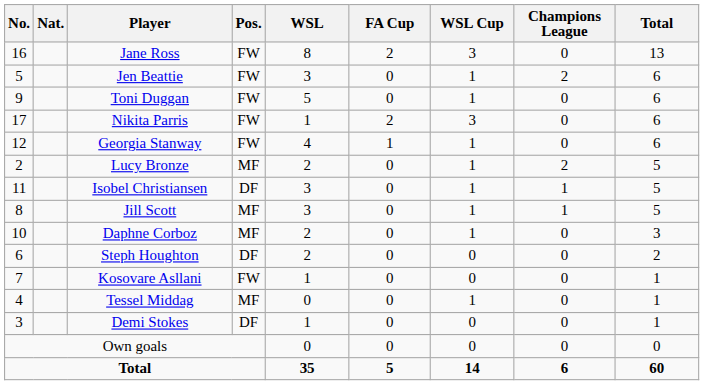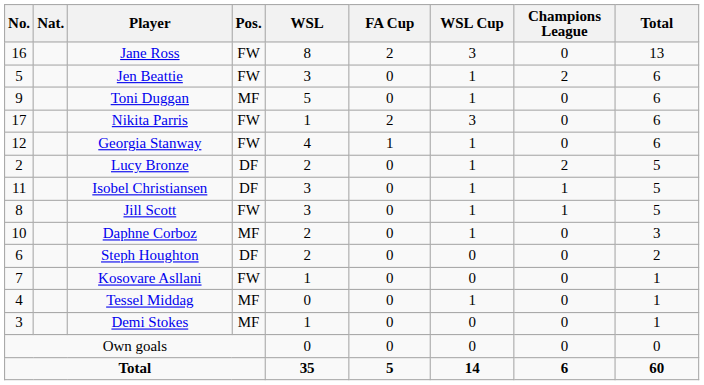(249, 98) FW -> (249, 98) MF
(249, 165) MF -> (249, 165) DF
(249, 210) MF -> (249, 210) FW
(249, 322) DF -> (249, 322) MF
